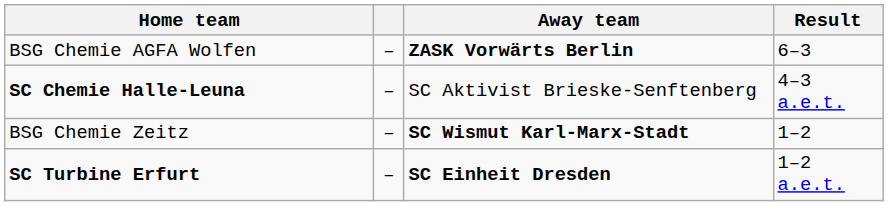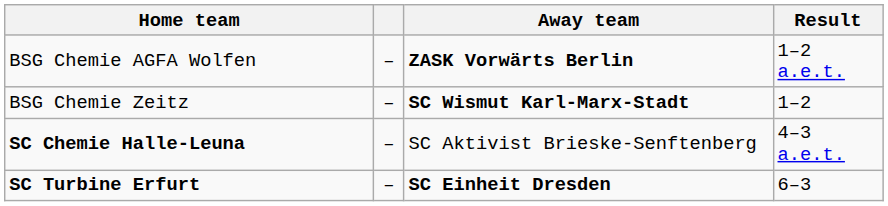(794, 50) 6–3 -> (811, 61) 1–2 a.e.t.
rows swapped: (127, 92) <-> (99, 133)
(811, 174) 1–2 a.e.t. -> (794, 185) 6–3
